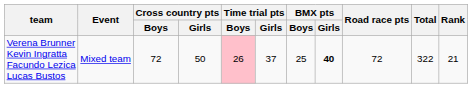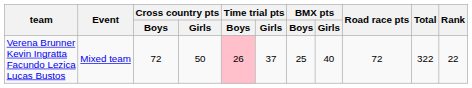(329, 60) bold -> (329, 60) normal
(453, 60) 21 -> (453, 60) 22
